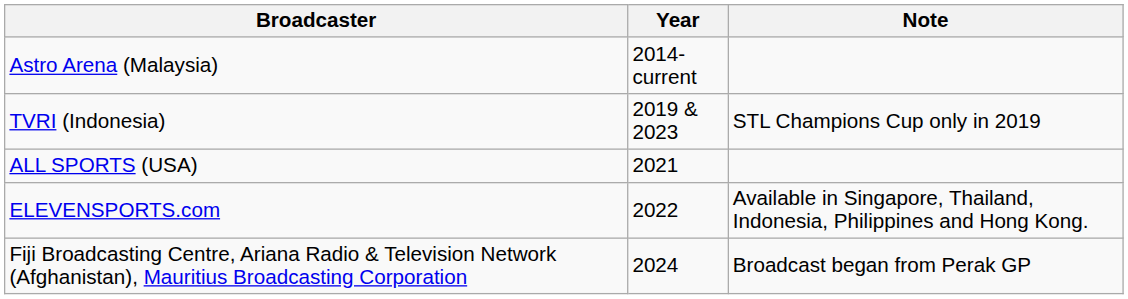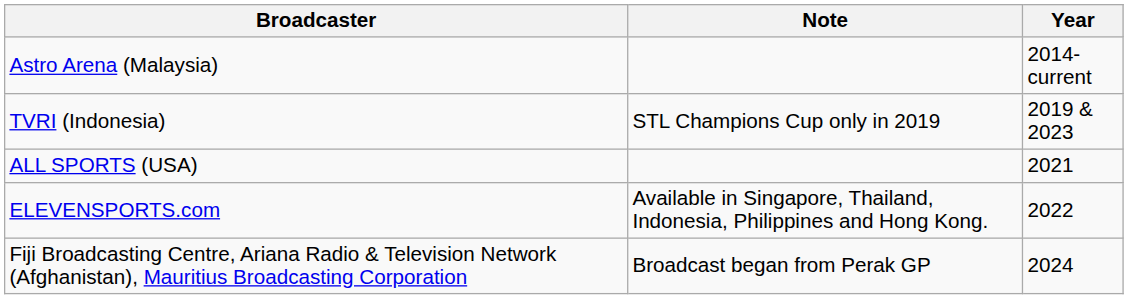columns swapped: (678, 20) <-> (926, 20)
